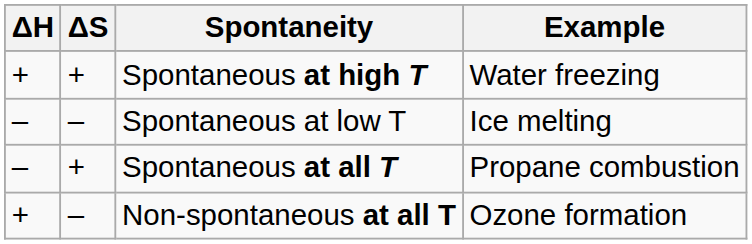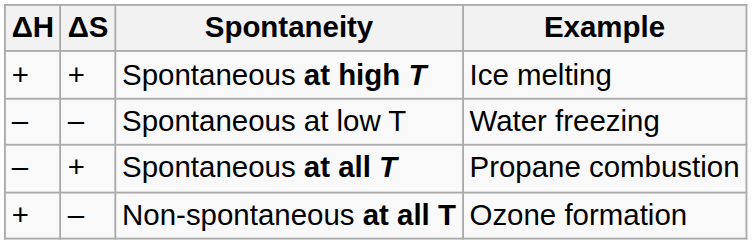(565, 74) Water freezing -> (541, 74) Ice melting
(541, 121) Ice melting -> (565, 121) Water freezing
